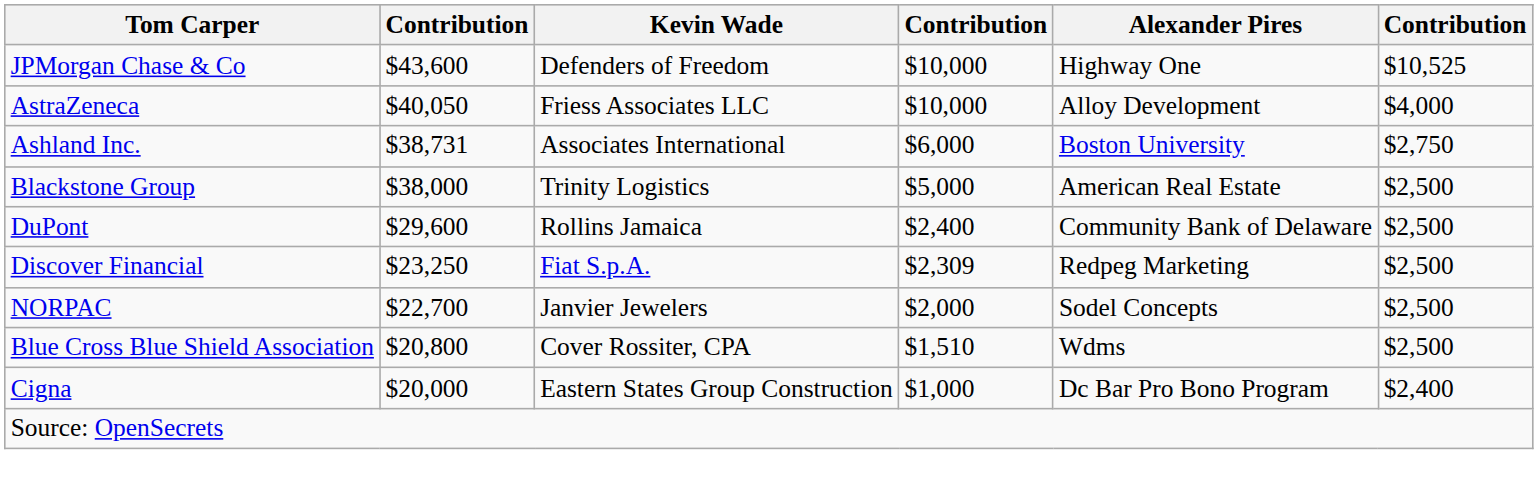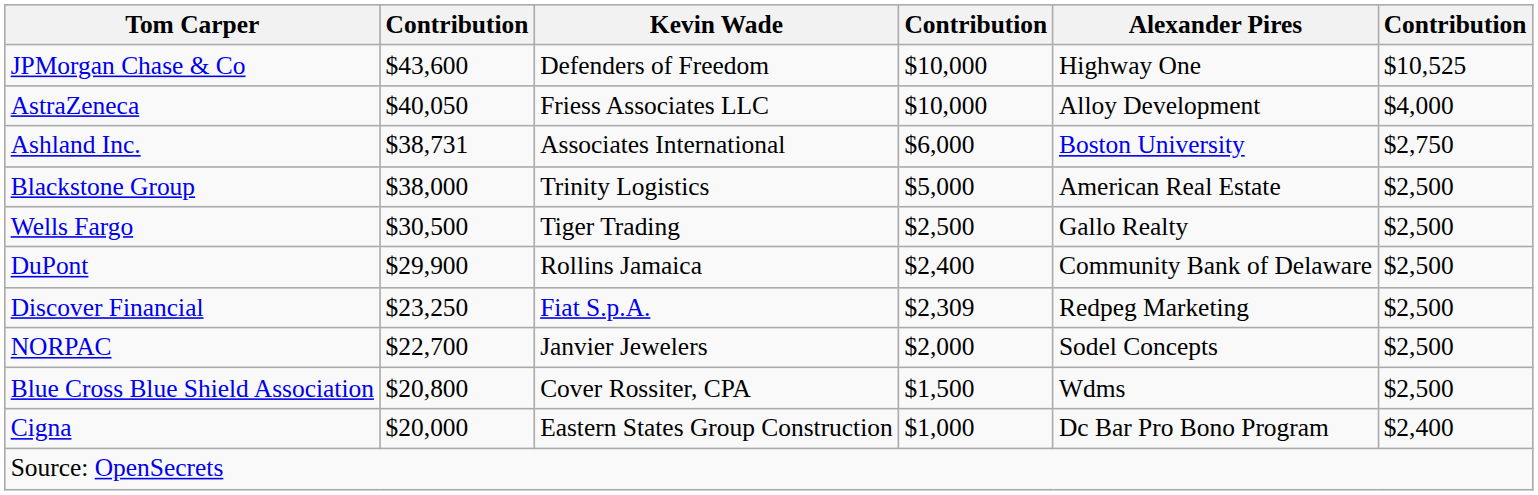+ row: (72, 226)
(427, 226) $29,600 -> (427, 266) $29,900
(939, 347) $1,510 -> (939, 387) $1,500
